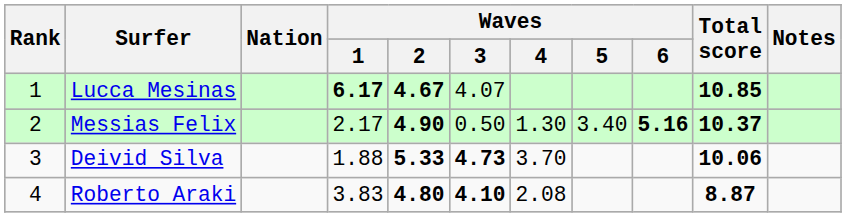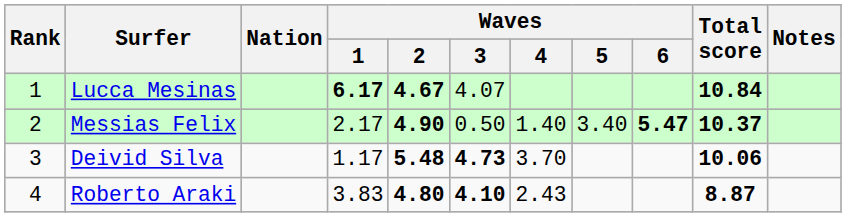(730, 91) 10.85 -> (730, 91) 10.84
(541, 126) 1.30 -> (541, 126) 1.40
(663, 126) 5.16 -> (663, 126) 5.47
(358, 160) 1.88 -> (358, 160) 1.17
(419, 160) 5.33 -> (419, 160) 5.48
(541, 195) 2.08 -> (541, 195) 2.43
